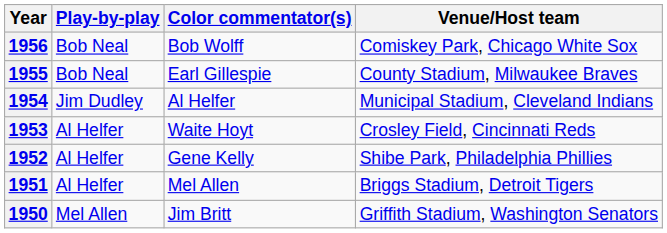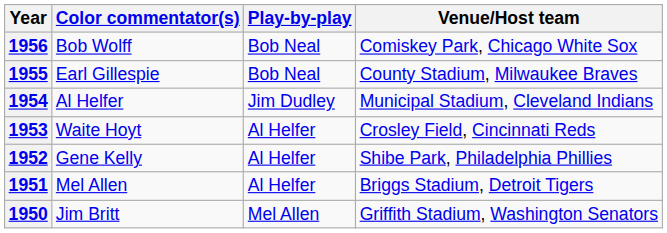columns swapped: (108, 18) <-> (260, 18)
